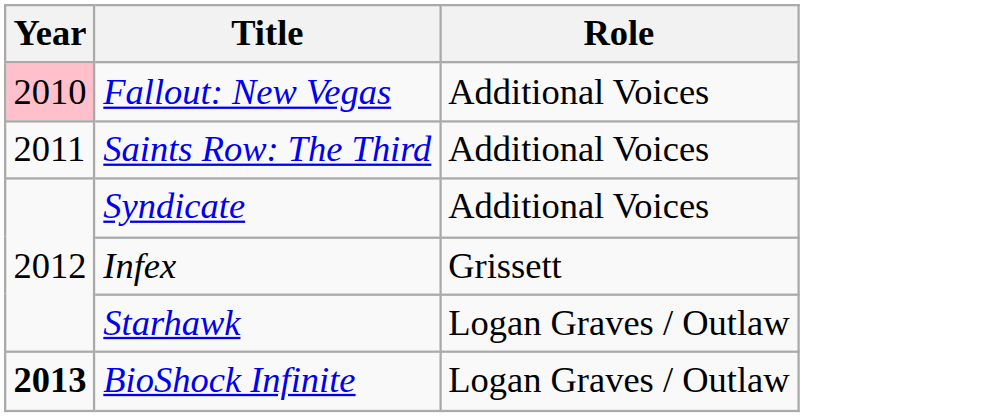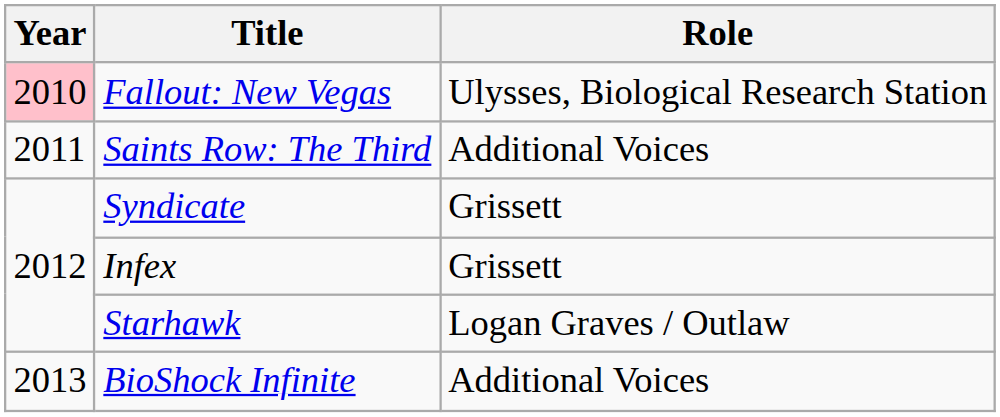(579, 91) Additional Voices -> (718, 91) Ulysses, Biological Research Station
(579, 206) Additional Voices -> (505, 206) Grissett
(50, 380) bold -> (50, 380) normal
(619, 380) Logan Graves / Outlaw -> (579, 380) Additional Voices
